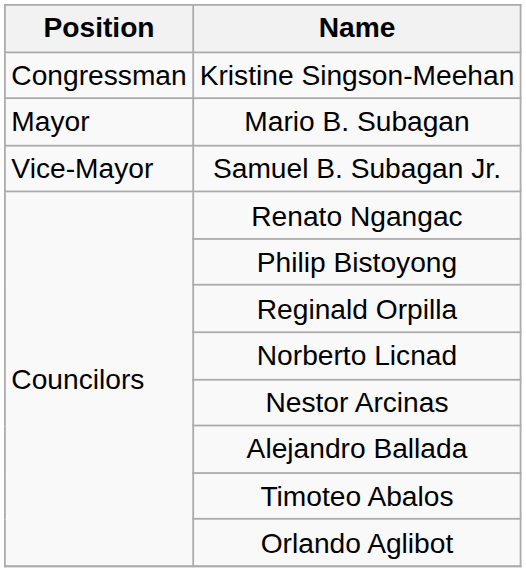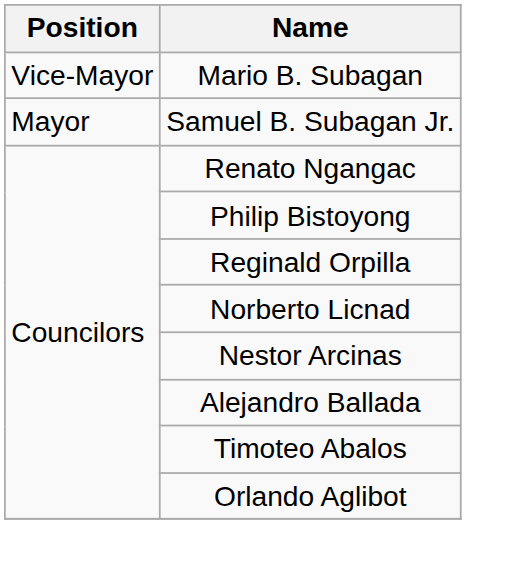- row: (357, 75)
(50, 122) Mayor -> (82, 75) Vice-Mayor
(82, 168) Vice-Mayor -> (50, 122) Mayor
